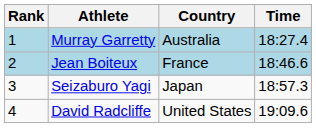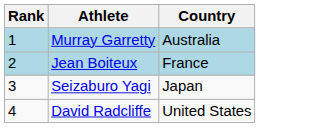- column: (283, 16)
